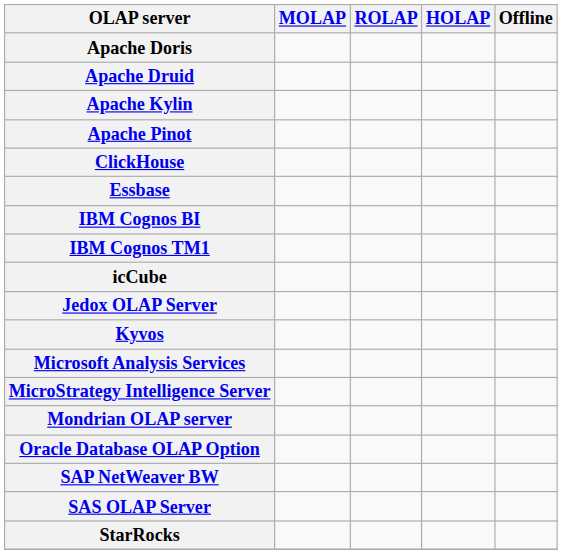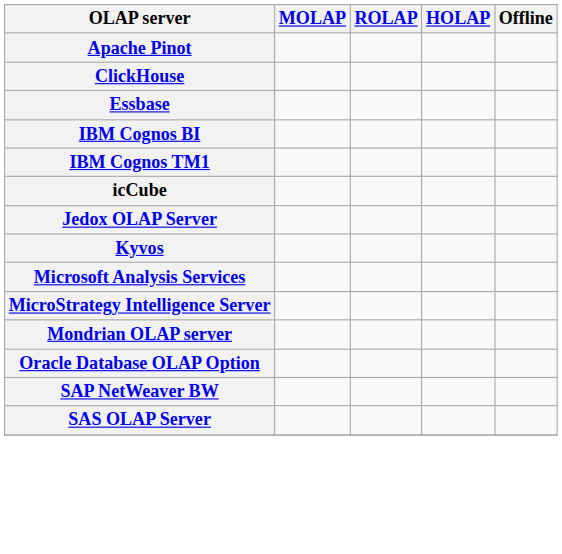- row: (140, 47)
- row: (140, 76)
- row: (140, 104)
- row: (140, 534)
